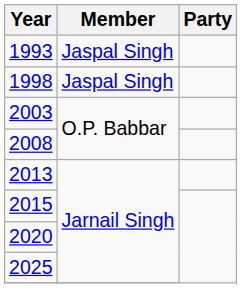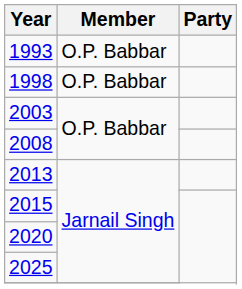(117, 50) Jaspal Singh -> (114, 50) O.P. Babbar
(117, 81) Jaspal Singh -> (114, 81) O.P. Babbar
